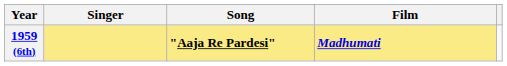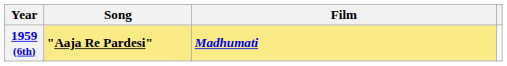- column: (105, 14)
